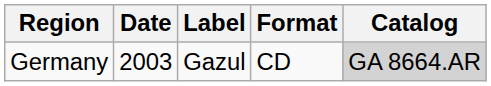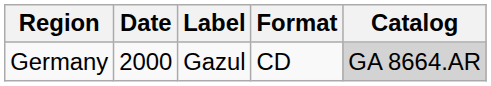(146, 61) 2003 -> (146, 61) 2000
